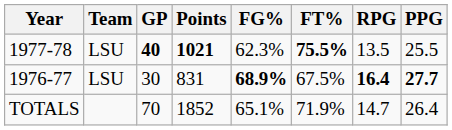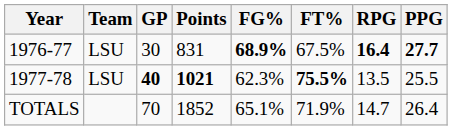rows swapped: (40, 79) <-> (40, 49)
